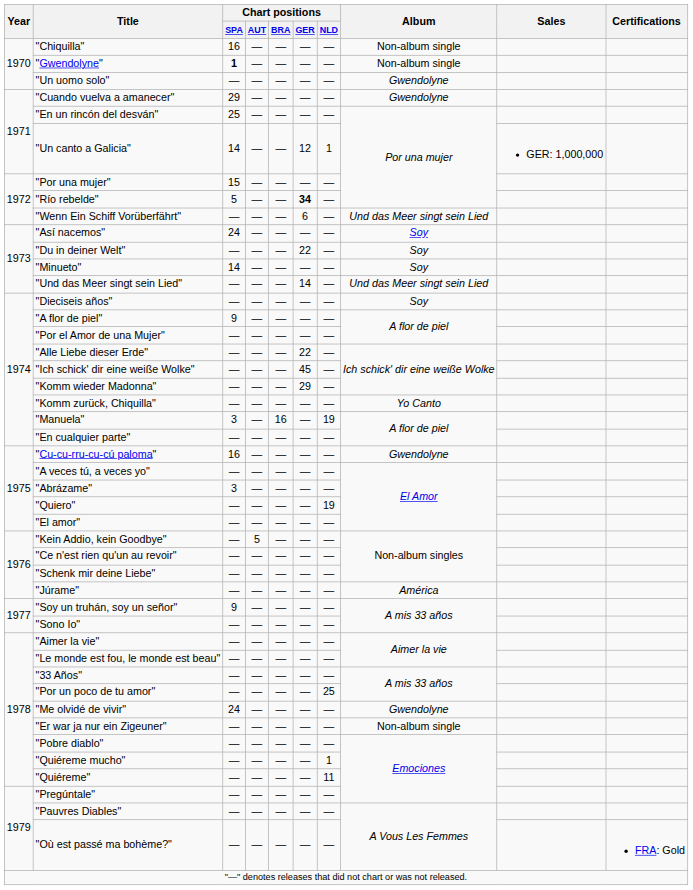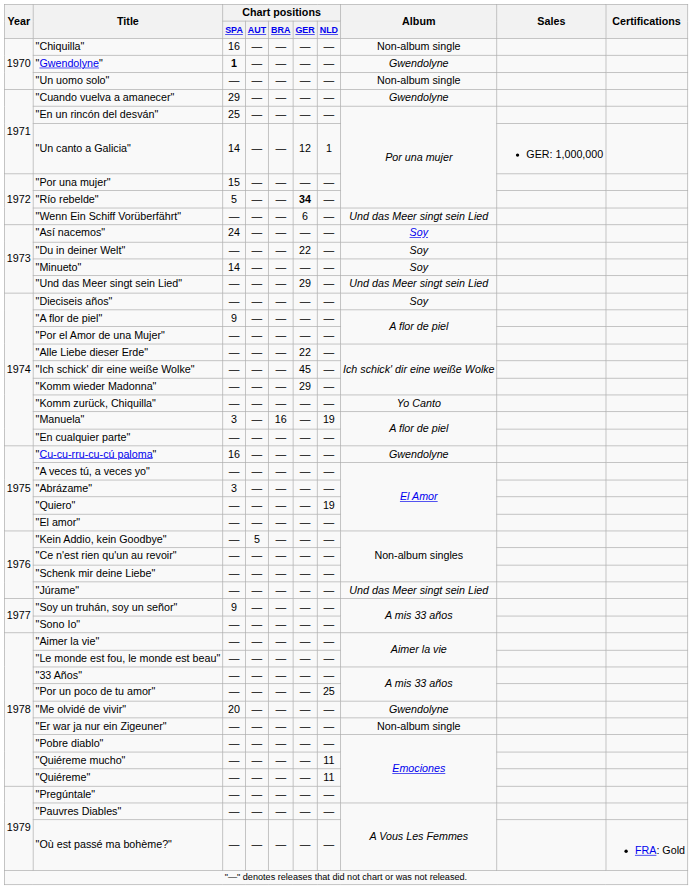(419, 64) Non-album single -> (419, 64) Gwendolyne
(419, 81) Gwendolyne -> (419, 81) Non-album single
(305, 284) 14 -> (305, 284) 29
(419, 590) América -> (419, 590) Und das Meer singt sein Lied
(234, 709) 24 -> (234, 709) 20
(329, 760) 1 -> (329, 760) 11
